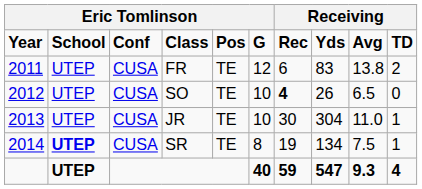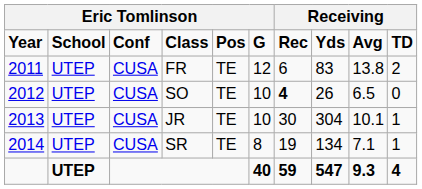(368, 119) 11.0 -> (368, 119) 10.1
(73, 145) bold -> (73, 145) normal
(364, 145) 7.5 -> (364, 145) 7.1
